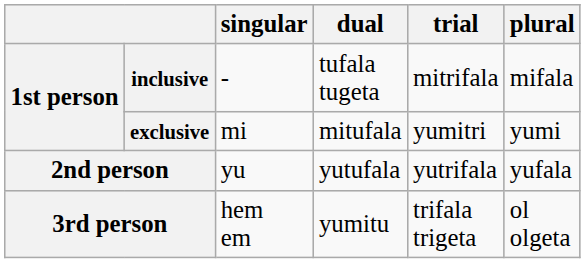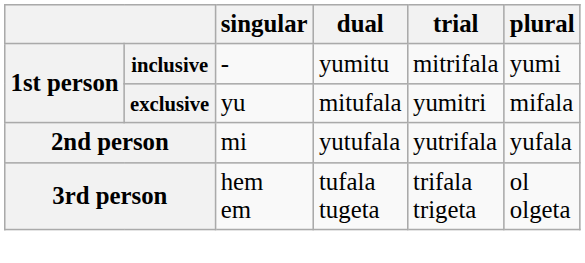(349, 77) tufala tugeta -> (354, 63) yumitu
(542, 77) mifala -> (535, 63) yumi
(234, 130) mi -> (233, 102) yu
(535, 130) yumi -> (542, 102) mifala
(233, 170) yu -> (234, 142) mi
(354, 223) yumitu -> (349, 195) tufala tugeta
